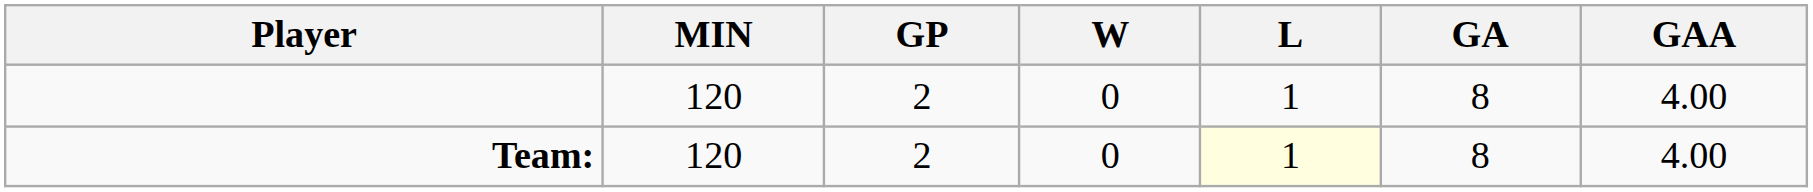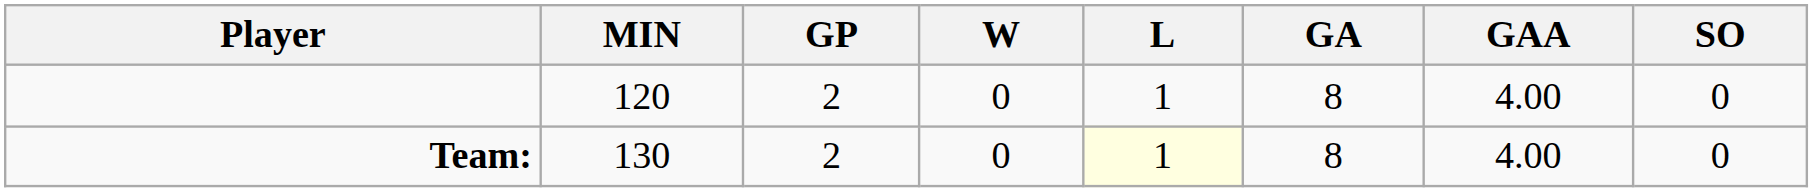+ column: (1720, 34)
(714, 155) 120 -> (642, 155) 130
